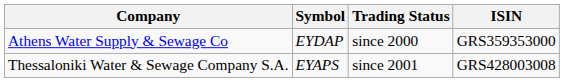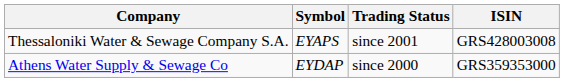rows swapped: (118, 41) <-> (148, 65)
